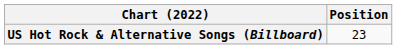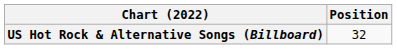(359, 34) 23 -> (359, 34) 32
